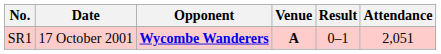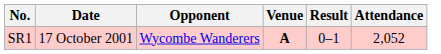(204, 37) bold -> (200, 37) normal
(398, 37) 2,051 -> (389, 37) 2,052
